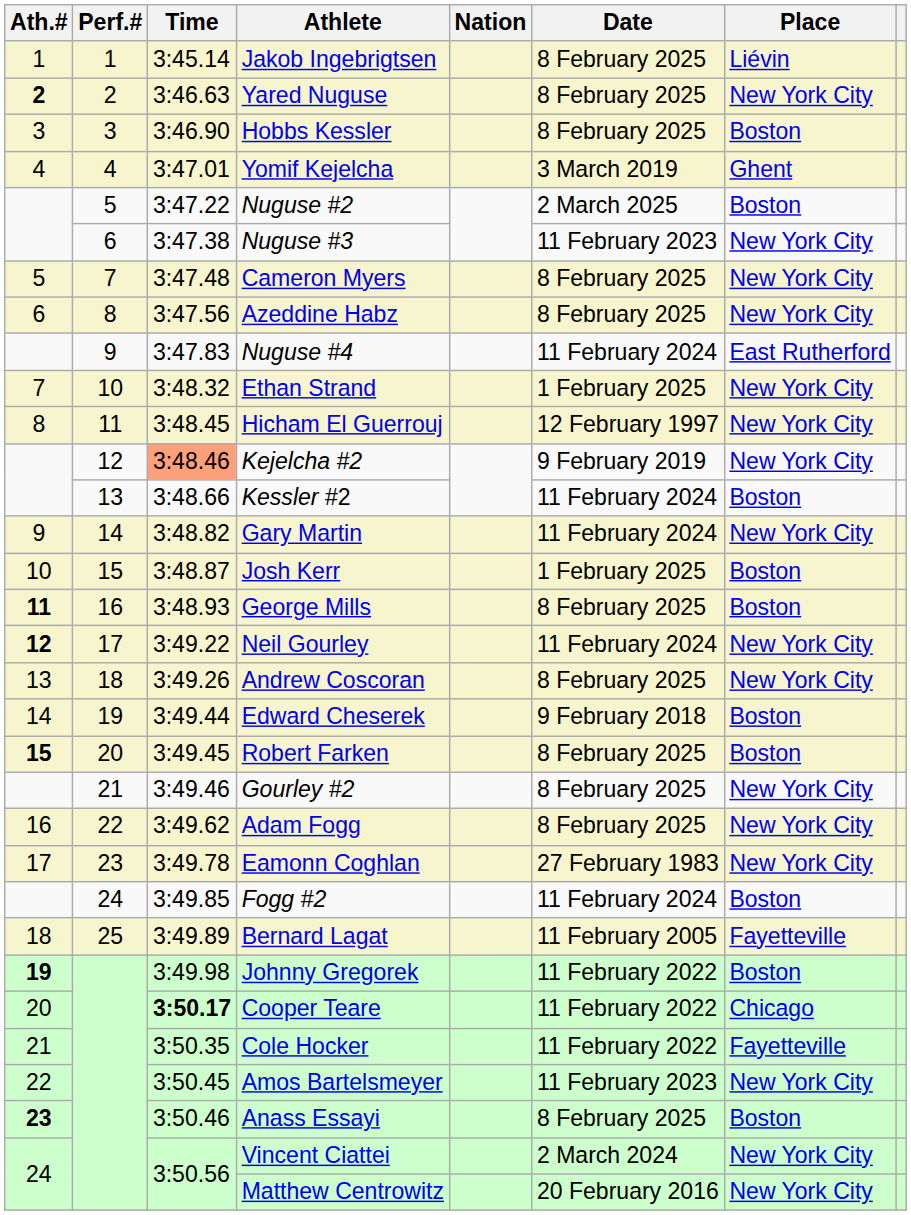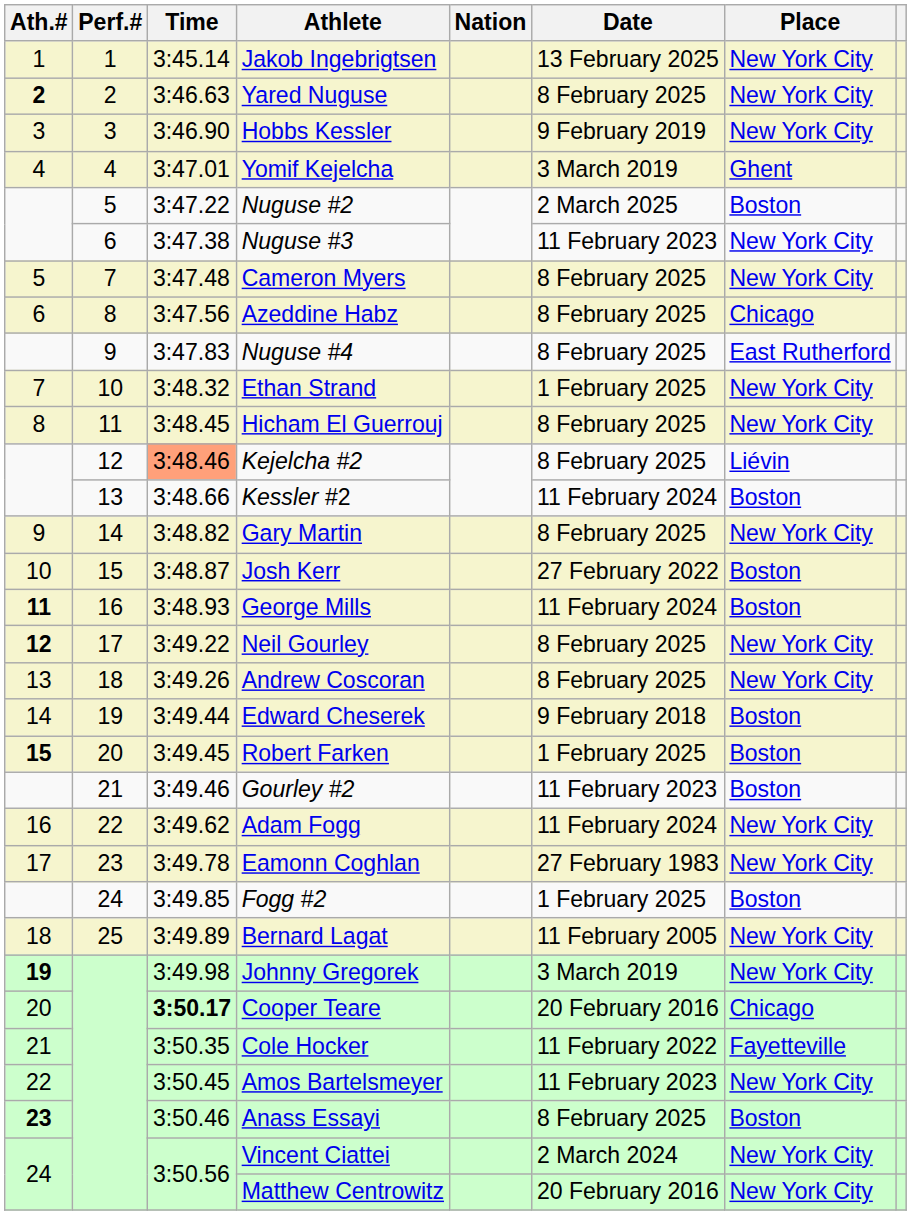(621, 59) 8 February 2025 -> (628, 59) 13 February 2025
(760, 59) Liévin -> (801, 59) New York City
(621, 132) 8 February 2025 -> (621, 132) 9 February 2019
(765, 132) Boston -> (801, 132) New York City
(801, 315) New York City -> (772, 315) Chicago
(627, 351) 11 February 2024 -> (621, 351) 8 February 2025
(628, 424) 12 February 1997 -> (621, 424) 8 February 2025
(621, 461) 9 February 2019 -> (621, 461) 8 February 2025
(801, 461) New York City -> (760, 461) Liévin
(627, 534) 11 February 2024 -> (621, 534) 8 February 2025
(621, 570) 1 February 2025 -> (628, 570) 27 February 2022
(621, 607) 8 February 2025 -> (627, 607) 11 February 2024
(627, 643) 11 February 2024 -> (621, 643) 8 February 2025
(621, 753) 8 February 2025 -> (621, 753) 1 February 2025
(621, 790) 8 February 2025 -> (627, 790) 11 February 2023
(801, 790) New York City -> (765, 790) Boston
(621, 826) 8 February 2025 -> (627, 826) 11 February 2024
(627, 899) 11 February 2024 -> (621, 899) 1 February 2025
(788, 936) Fayetteville -> (801, 936) New York City
(627, 972) 11 February 2022 -> (607, 972) 3 March 2019
(765, 972) Boston -> (801, 972) New York City
(627, 1009) 11 February 2022 -> (628, 1009) 20 February 2016
